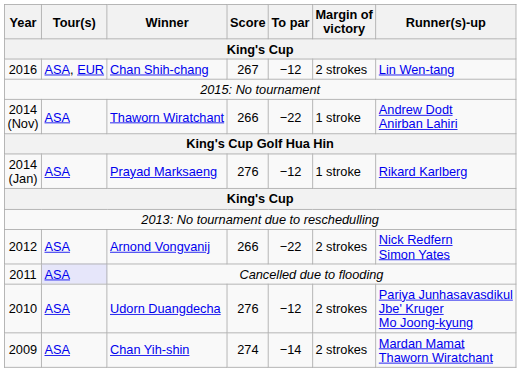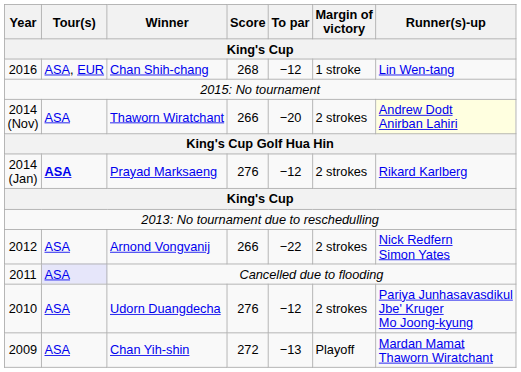(248, 69) 267 -> (248, 69) 268
(341, 69) 2 strokes -> (338, 69) 1 stroke
(291, 117) −22 -> (291, 117) −20
(338, 117) 1 stroke -> (341, 117) 2 strokes
(418, 117) no background -> (418, 117) lightyellow background
(57, 172) normal -> (58, 172) bold
(338, 172) 1 stroke -> (341, 172) 2 strokes
(248, 350) 274 -> (248, 350) 272
(291, 350) −14 -> (291, 350) −13
(341, 350) 2 strokes -> (335, 350) Playoff
